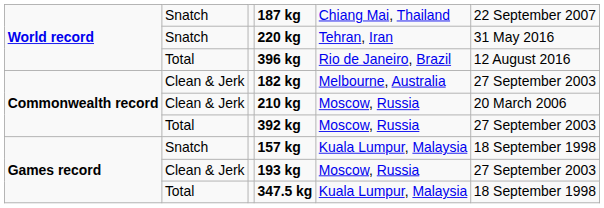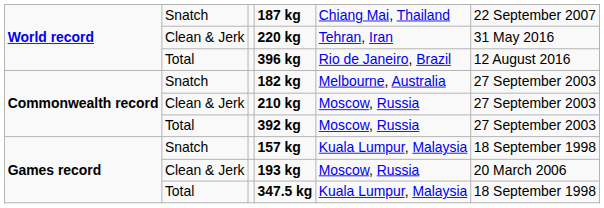(187, 37) Snatch -> (205, 37) Clean & Jerk
(205, 81) Clean & Jerk -> (187, 81) Snatch
(520, 103) 20 March 2006 -> (535, 103) 27 September 2003
(535, 170) 27 September 2003 -> (520, 170) 20 March 2006
